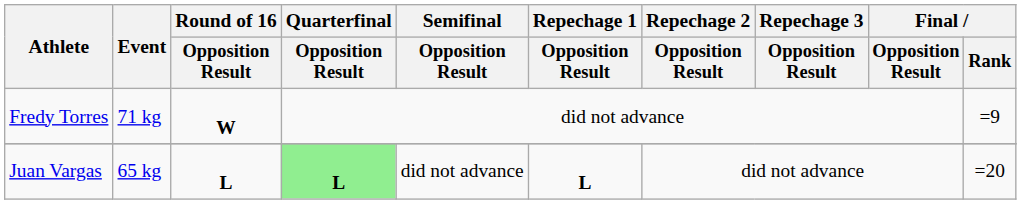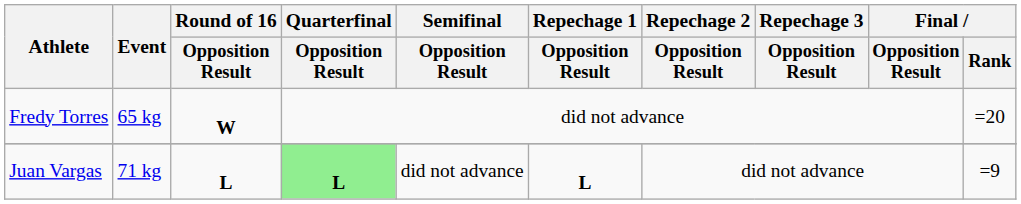(139, 116) 71 kg -> (139, 116) 65 kg
(990, 116) =9 -> (990, 116) =20
(139, 171) 65 kg -> (139, 171) 71 kg
(990, 171) =20 -> (990, 171) =9
